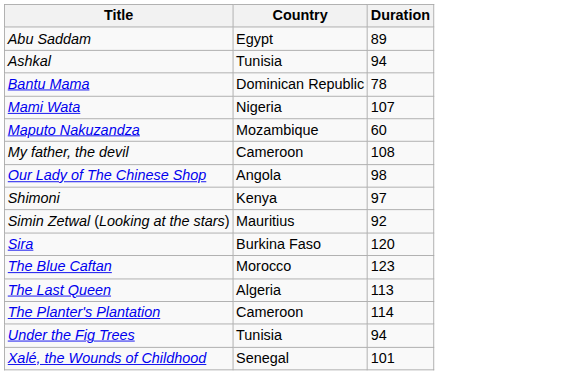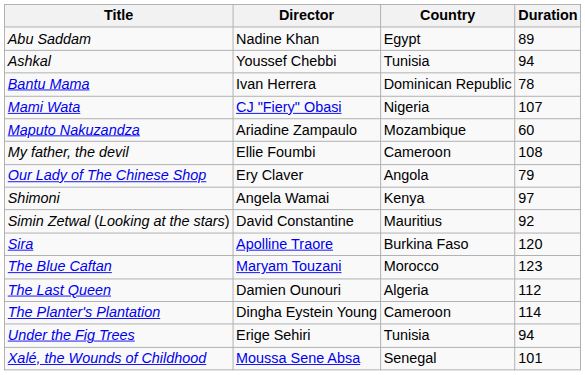+ column: (307, 15)
(379, 175) 98 -> (526, 175) 79
(382, 289) 113 -> (530, 289) 112
